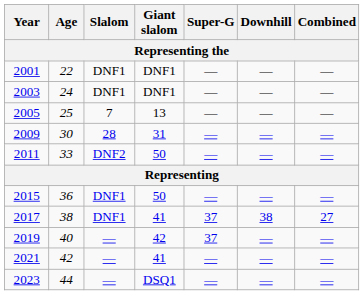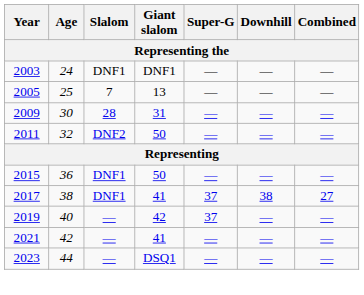- row: (27, 71)
(66, 154) 33 -> (66, 133) 32
